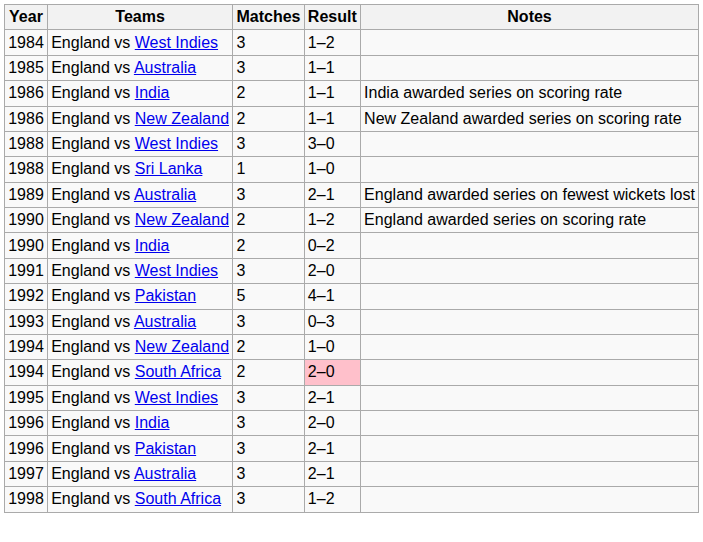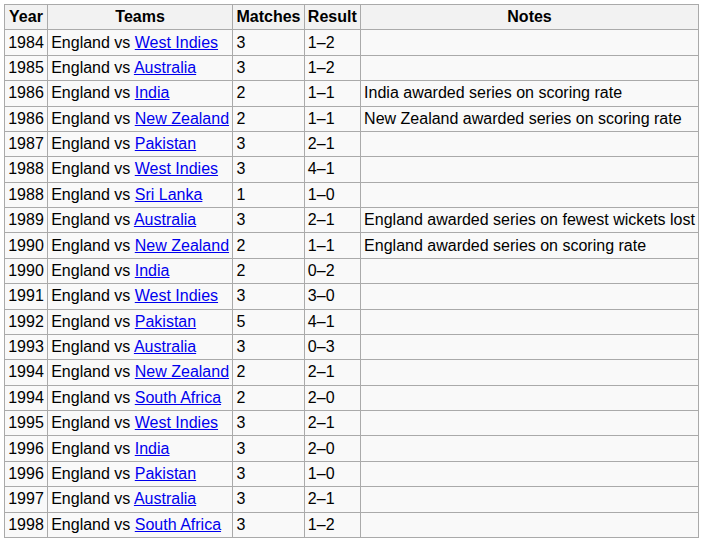(321, 67) 1–1 -> (321, 67) 1–2
+ row: (26, 144)
(321, 144) 3–0 -> (321, 169) 4–1
(321, 220) 1–2 -> (321, 245) 1–1
(321, 270) 2–0 -> (321, 296) 3–0
(321, 347) 1–0 -> (321, 372) 2–1
(321, 372) pink background -> (321, 397) no background
(321, 448) 2–1 -> (321, 473) 1–0
